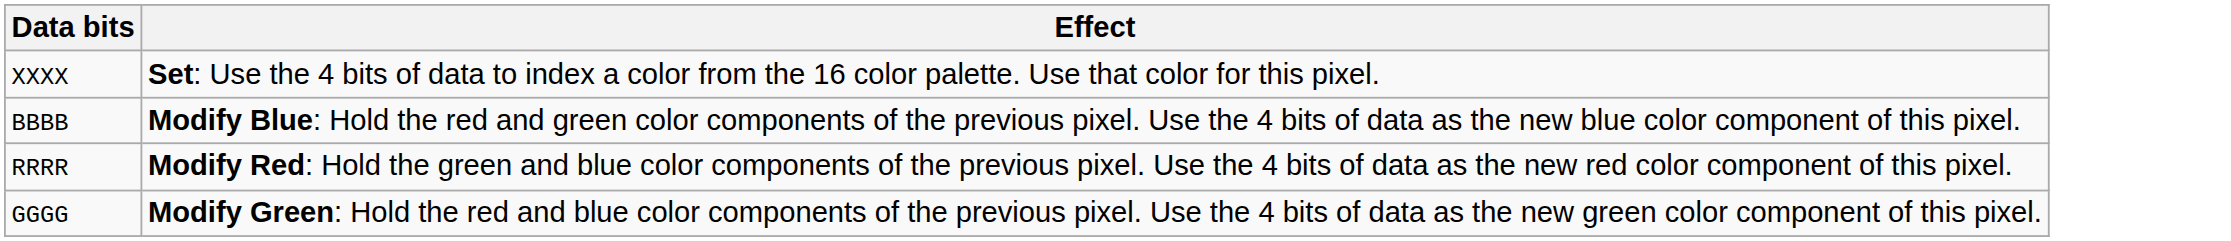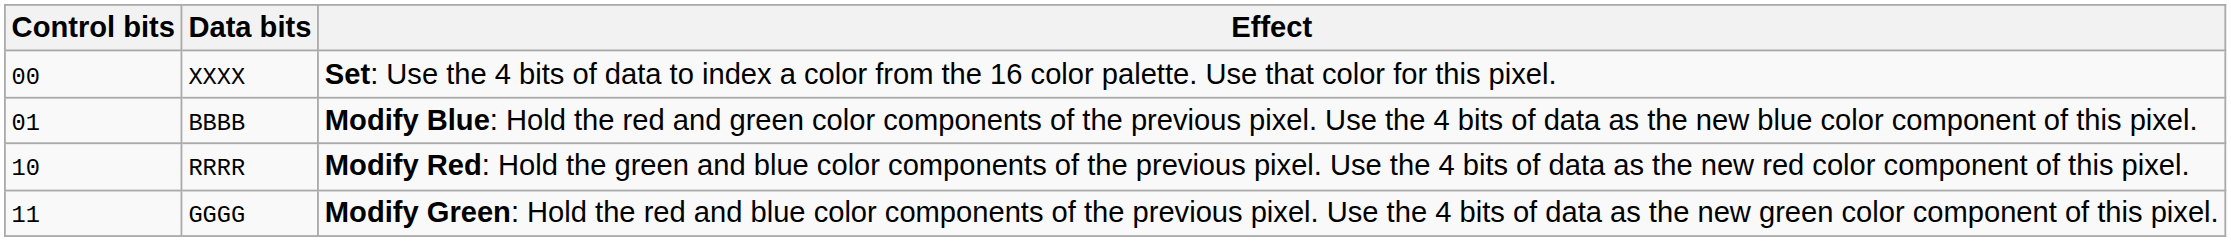+ column: (93, 27)
